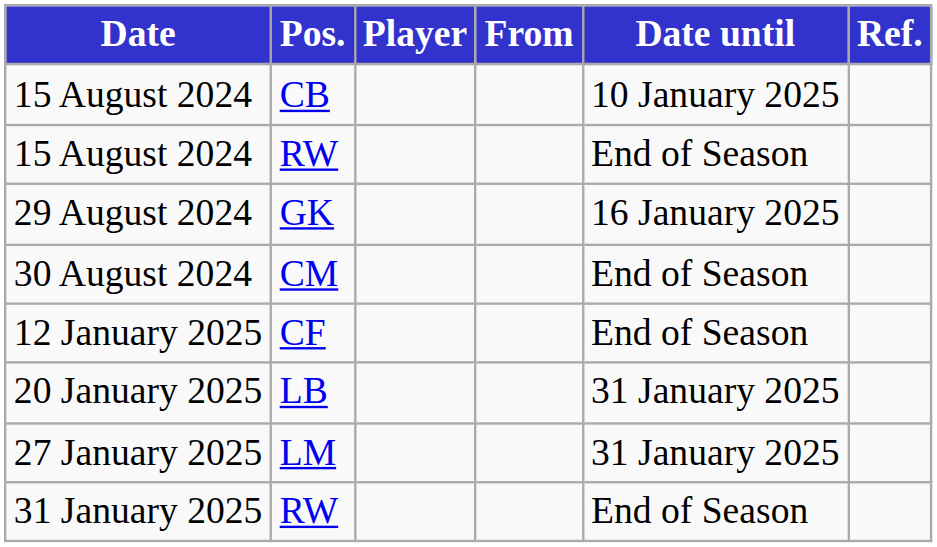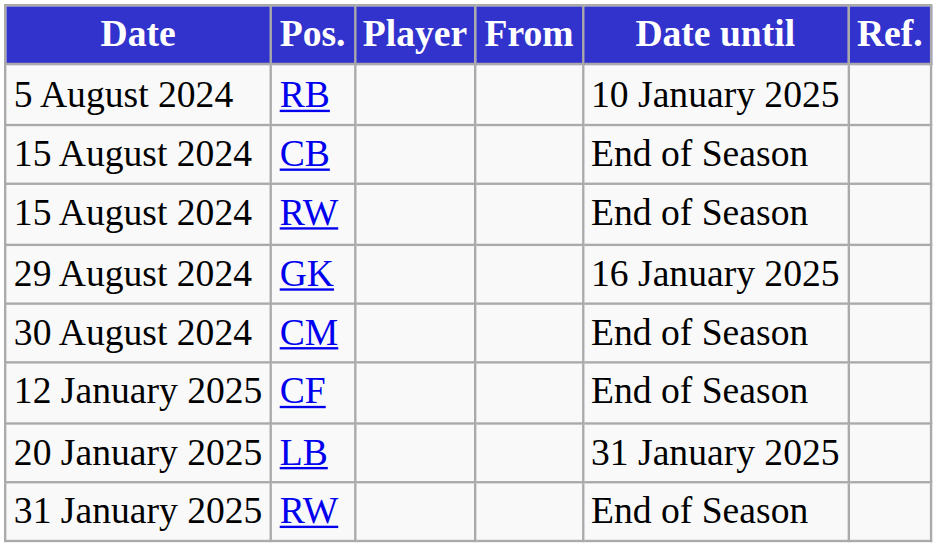+ row: (124, 93)
(715, 93) 10 January 2025 -> (700, 153) End of Season
- row: (138, 451)
